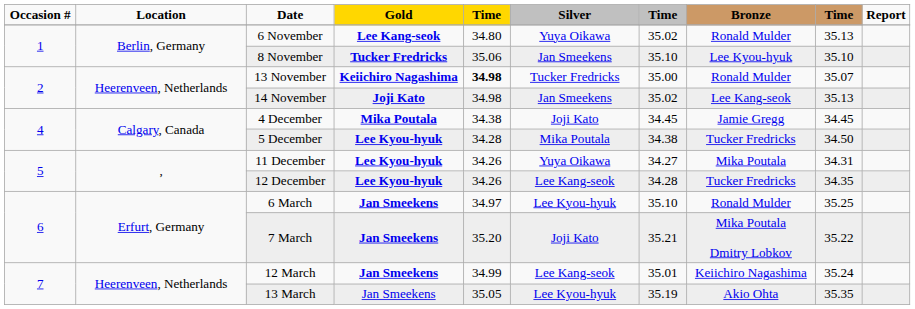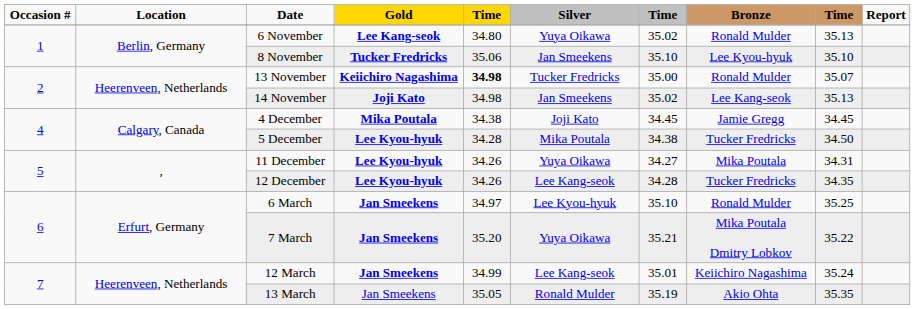(575, 237) Joji Kato -> (575, 237) Yuya Oikawa
(575, 294) Lee Kyou-hyuk -> (575, 294) Ronald Mulder
